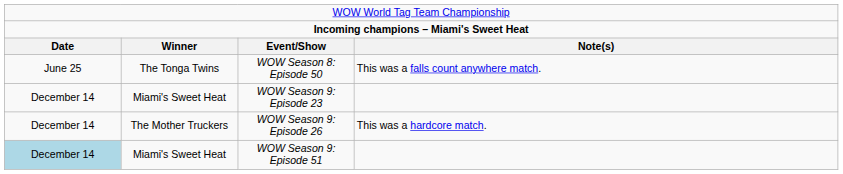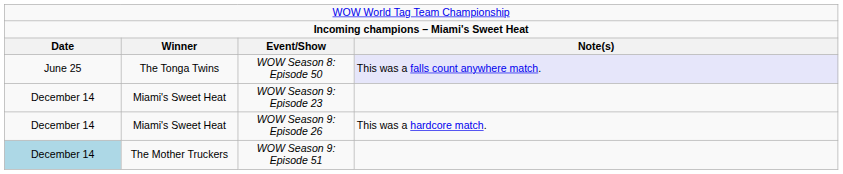(449, 69) no background -> (449, 69) lavender background
(179, 126) The Mother Truckers -> (179, 126) Miami's Sweet Heat
(179, 154) Miami's Sweet Heat -> (179, 154) The Mother Truckers
